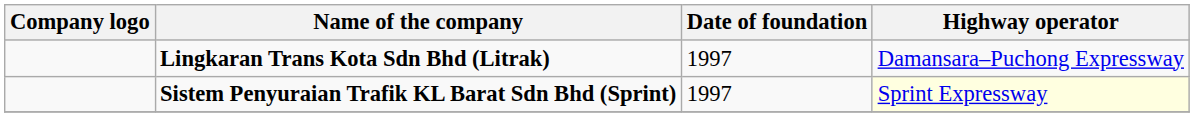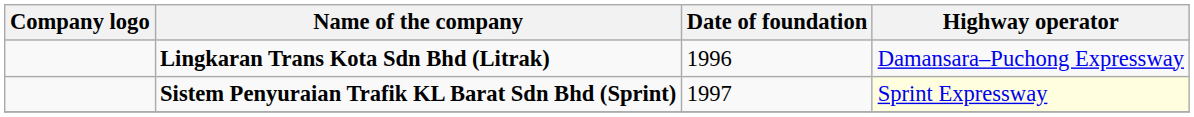(709, 58) 1997 -> (709, 58) 1996
